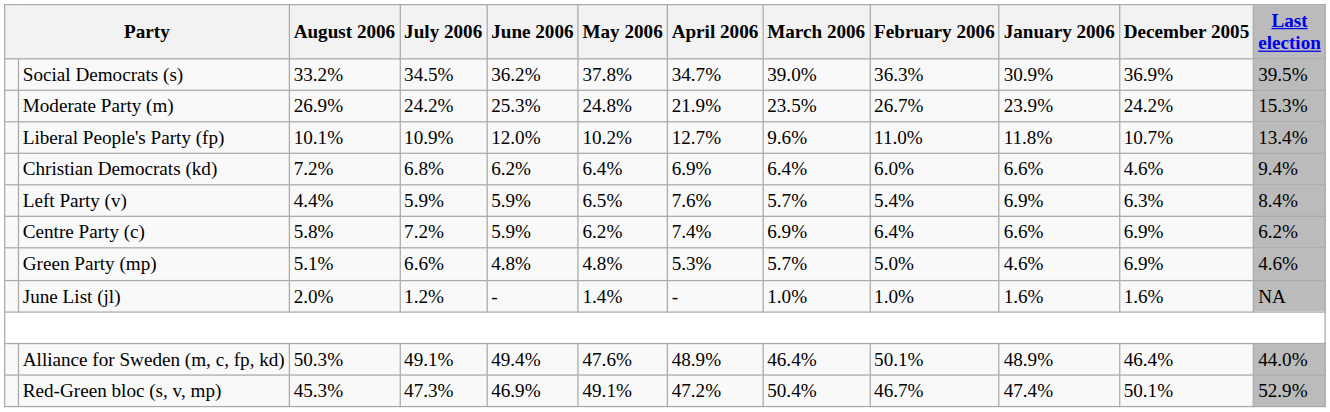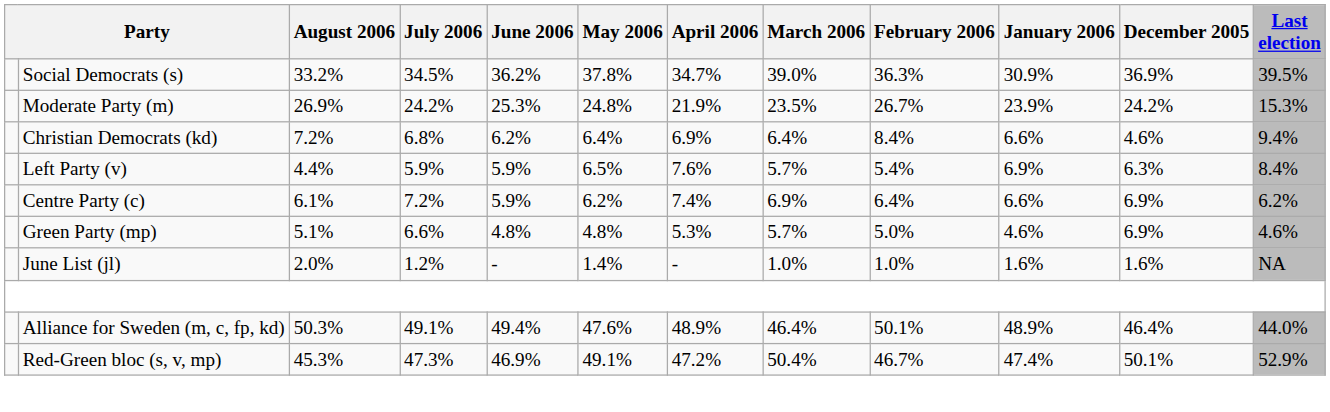- row: (124, 137)
(894, 169) 6.0% -> (894, 137) 8.4%
(314, 232) 5.8% -> (314, 201) 6.1%
